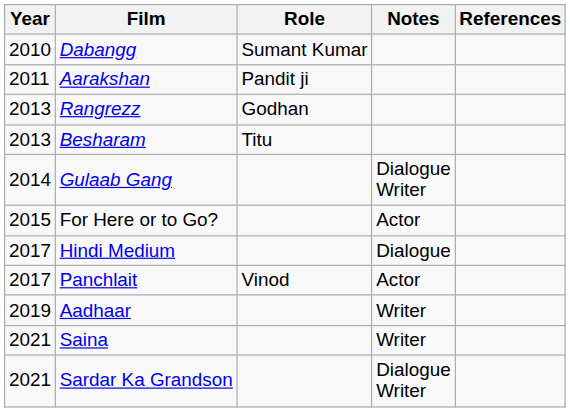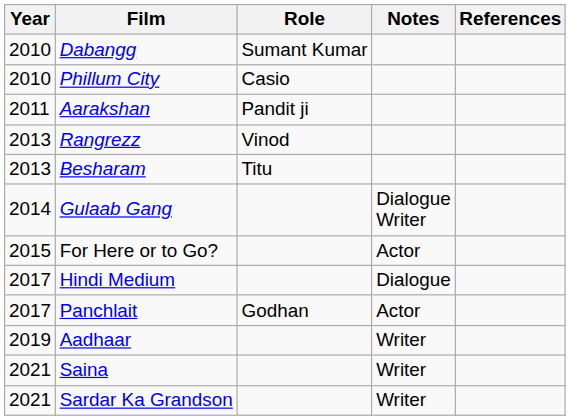+ row: (109, 79)
(275, 109) Godhan -> (265, 139) Vinod
(265, 280) Vinod -> (275, 310) Godhan
(413, 380) Dialogue Writer -> (401, 400) Writer
